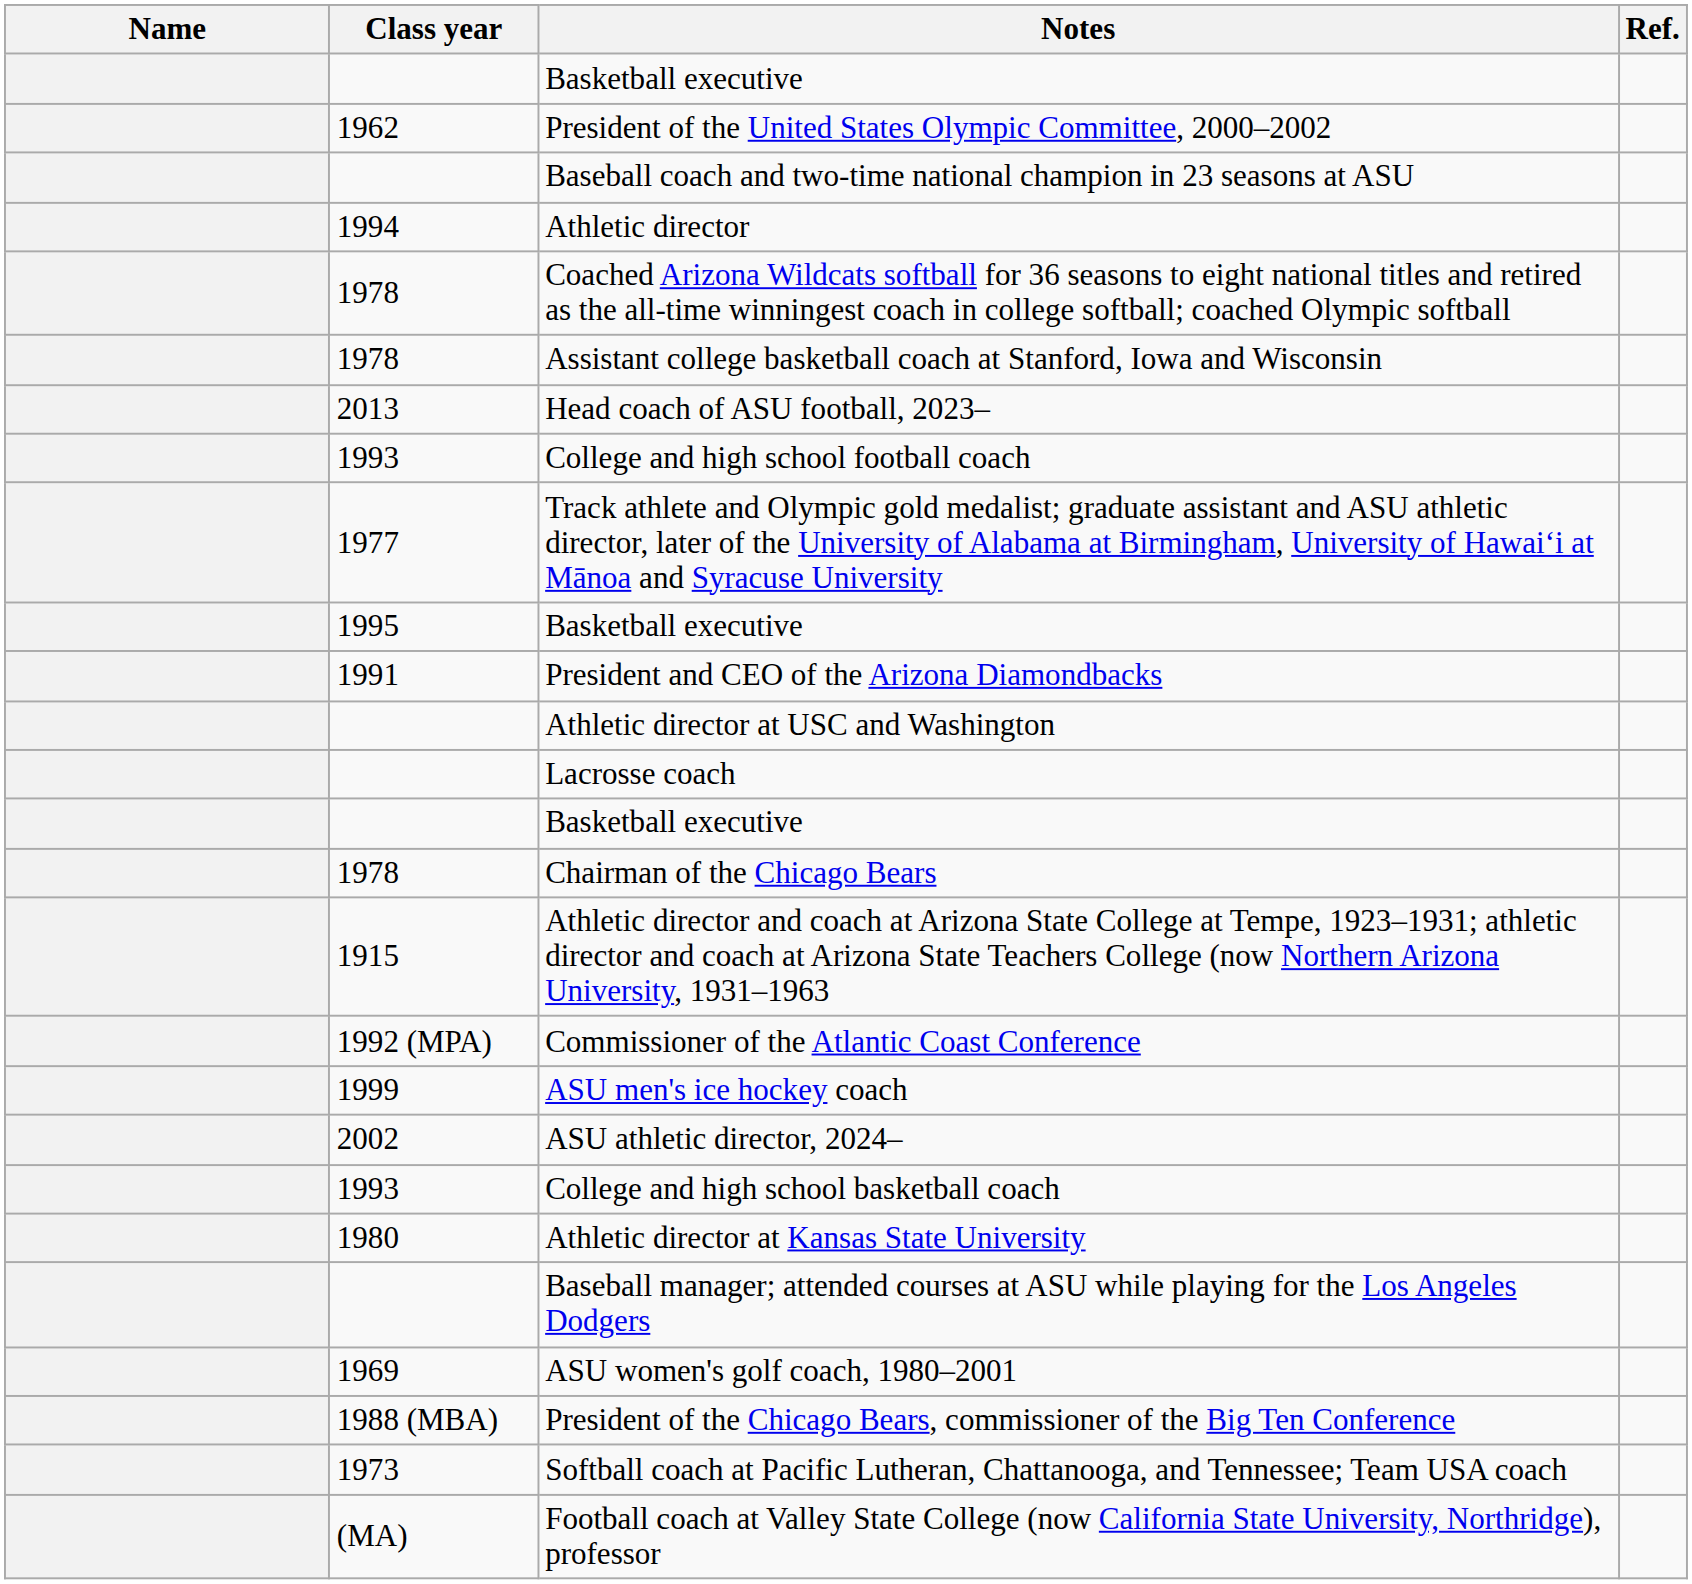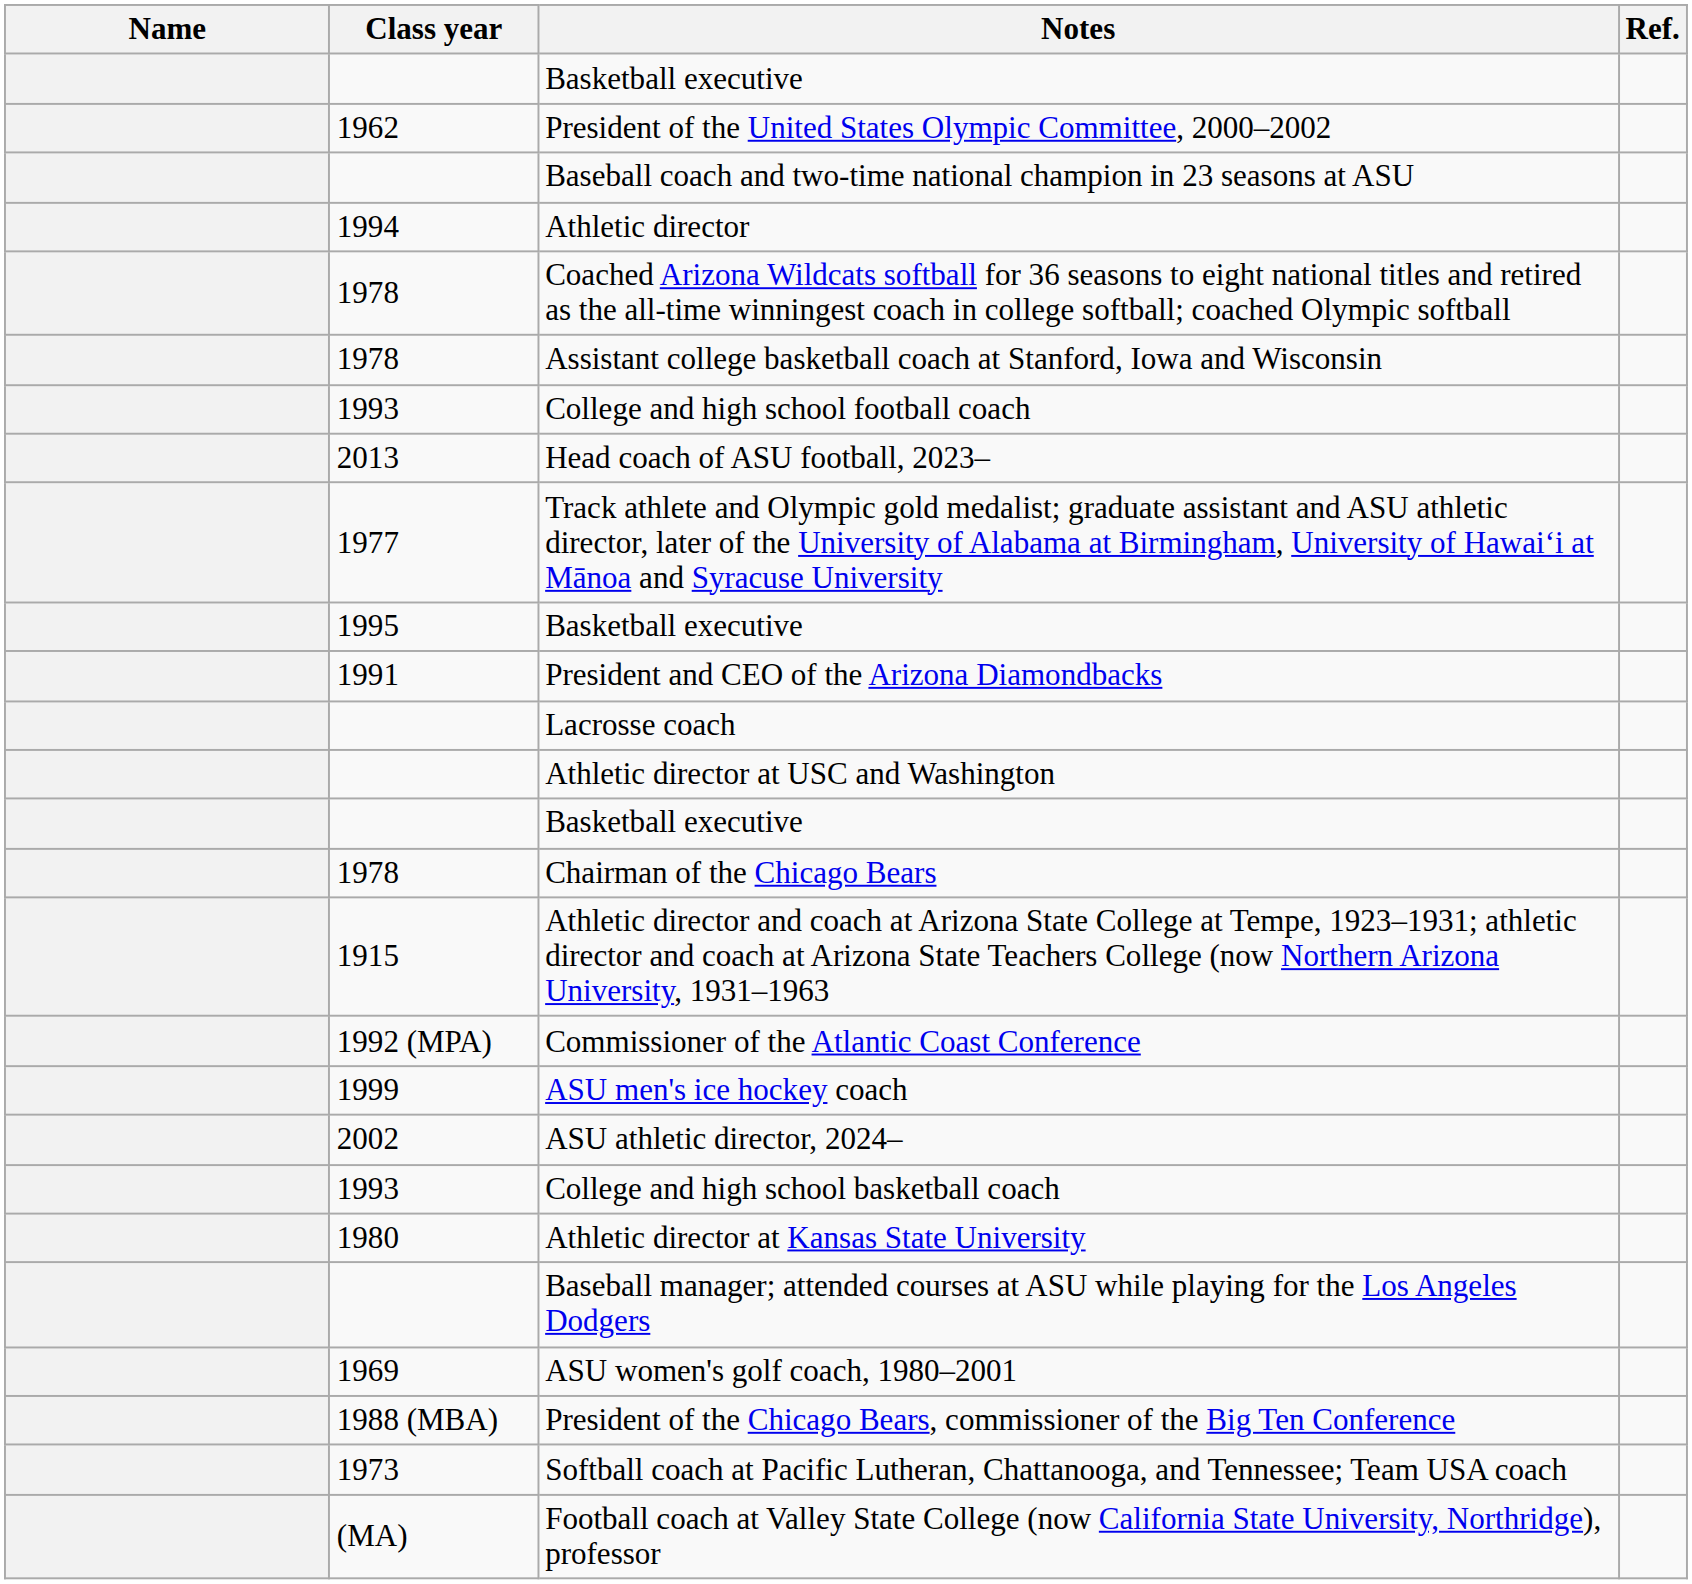rows swapped: (368, 457) <-> (368, 408)
rows swapped: (434, 774) <-> (434, 725)
